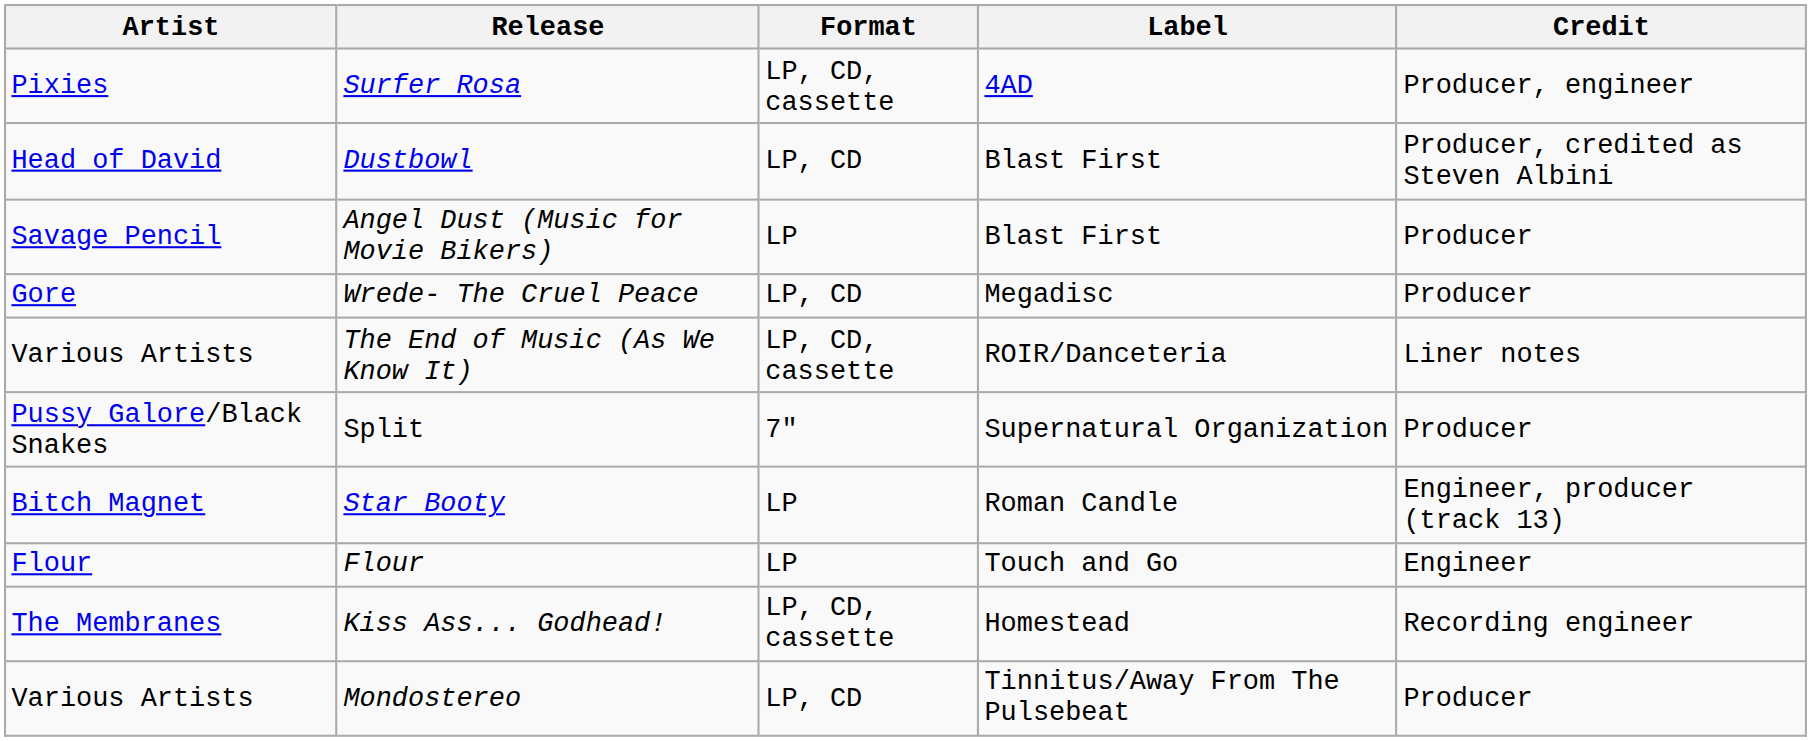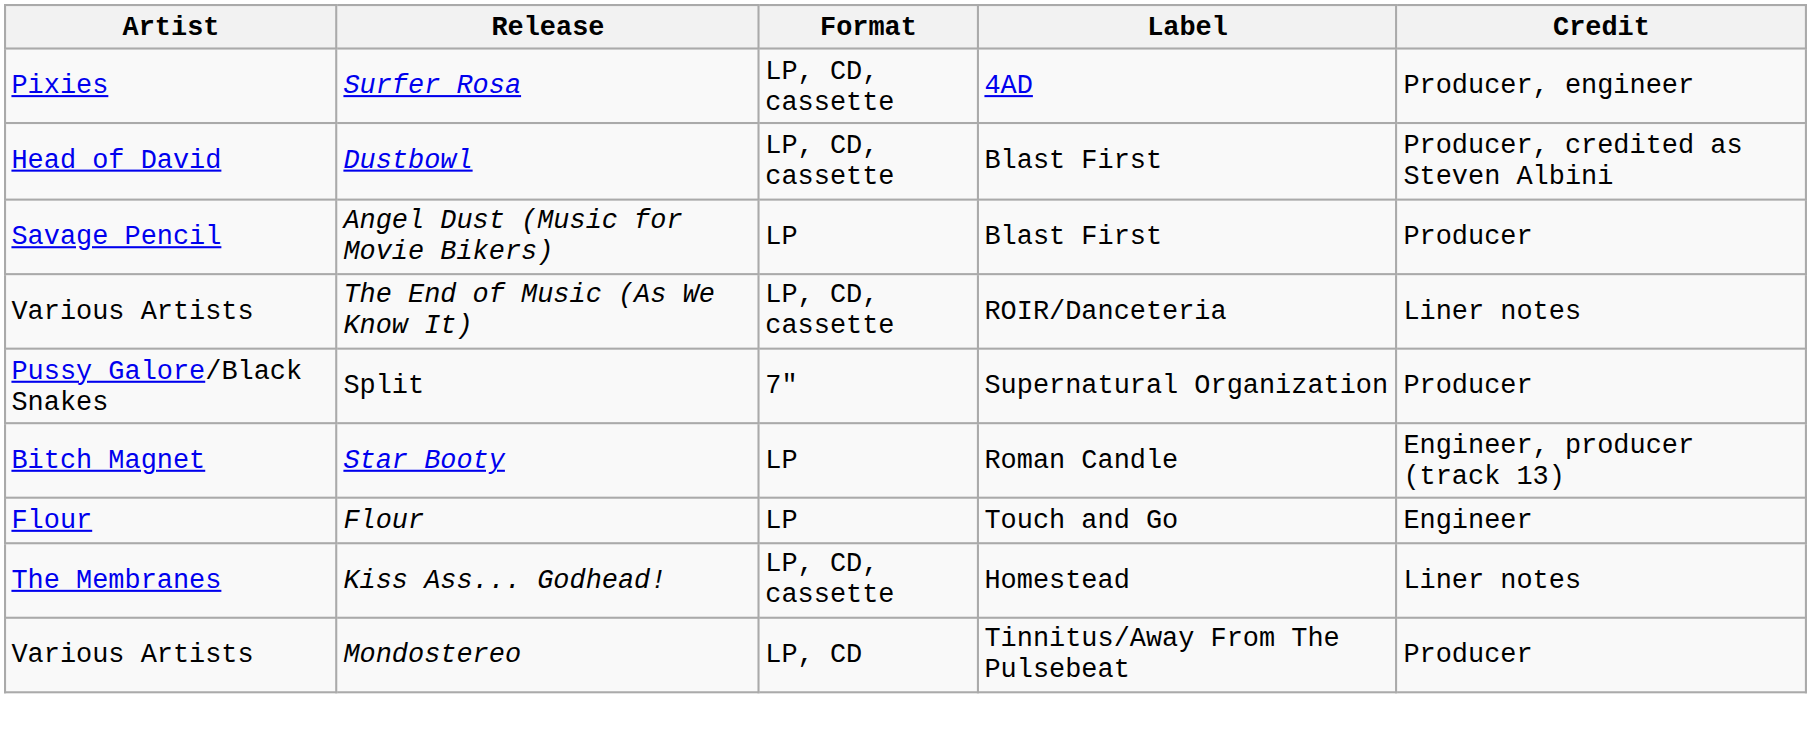(814, 161) LP, CD -> (830, 161) LP, CD, cassette
- row: (521, 296)
(1549, 624) Recording engineer -> (1492, 580) Liner notes
